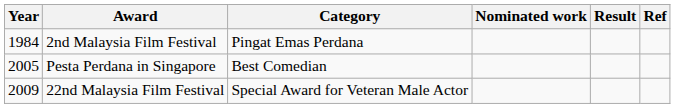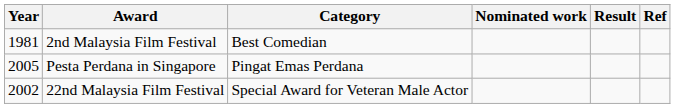(24, 41) 1984 -> (24, 41) 1981
(297, 41) Pingat Emas Perdana -> (279, 41) Best Comedian
(279, 66) Best Comedian -> (297, 66) Pingat Emas Perdana
(24, 90) 2009 -> (24, 90) 2002
